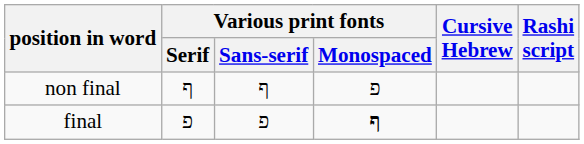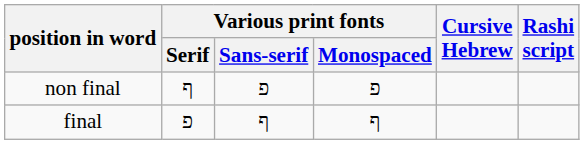(264, 88) ף -> (264, 88) פ
(264, 121) פ -> (264, 121) ף
(375, 121) bold -> (375, 121) normal
